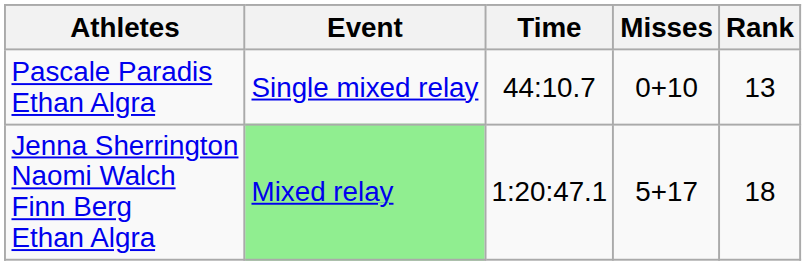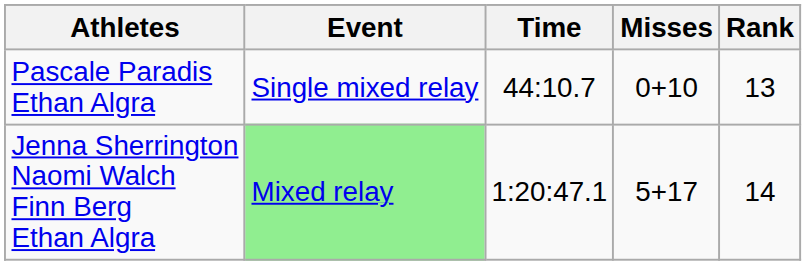(760, 192) 18 -> (760, 192) 14
